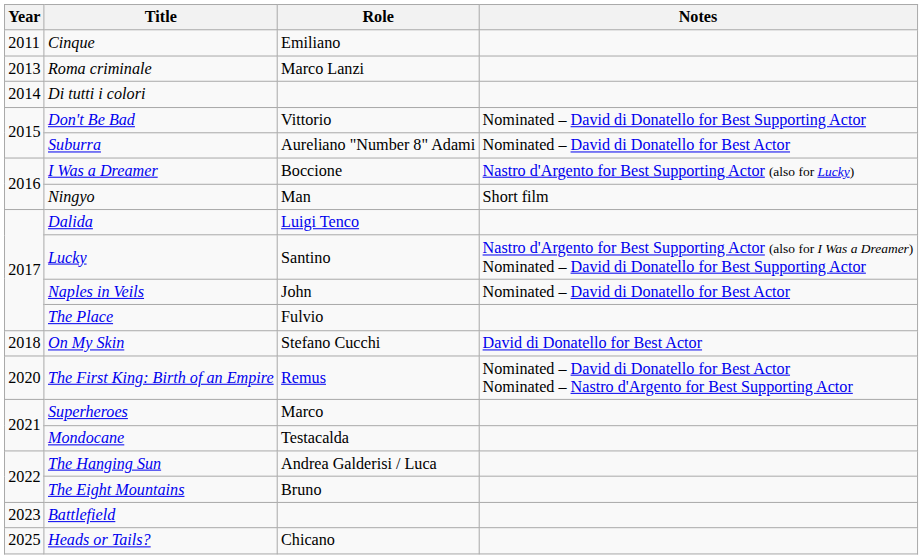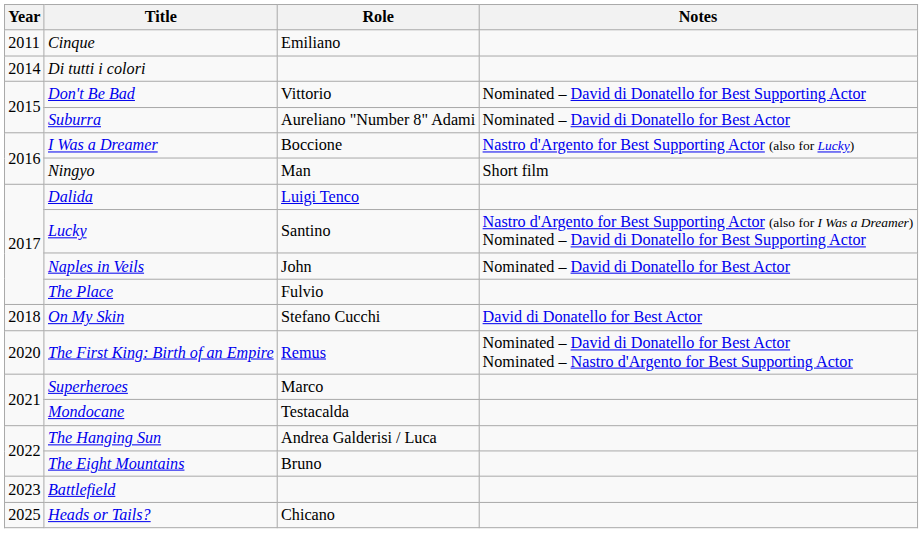- row: (100, 68)
